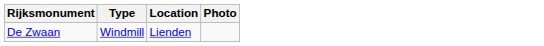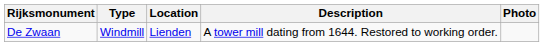+ column: (351, 13)
